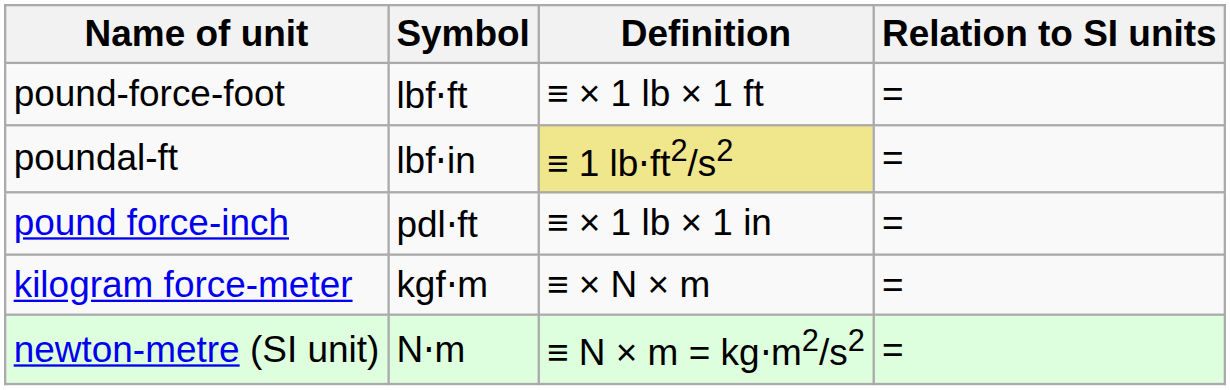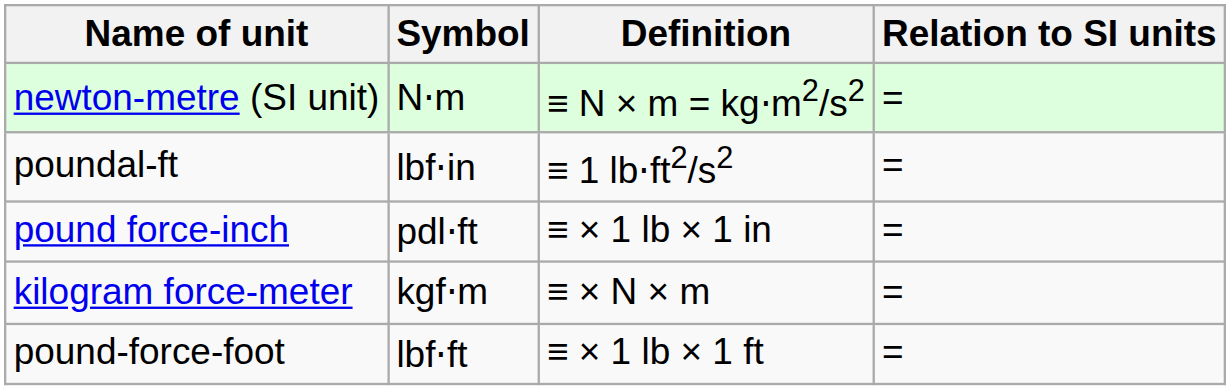rows swapped: (149, 93) <-> (197, 348)
(640, 158) khaki background -> (640, 166) no background
